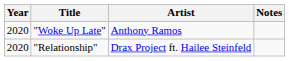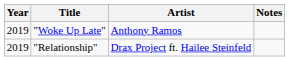(18, 30) 2020 -> (18, 30) 2019
(18, 47) 2020 -> (18, 47) 2019
